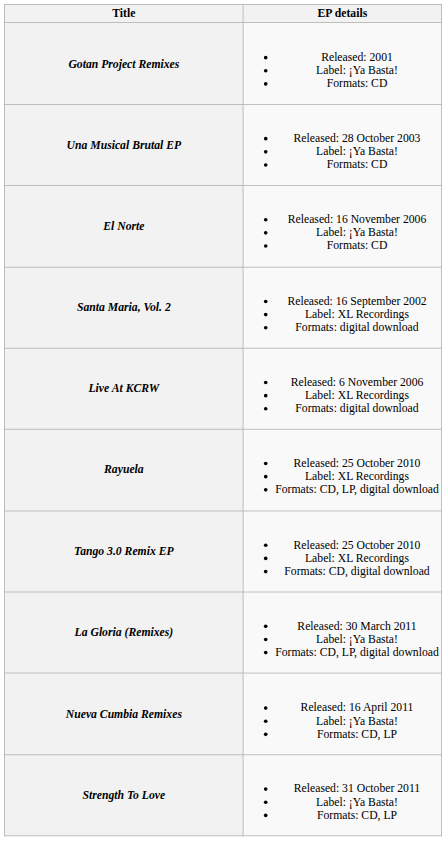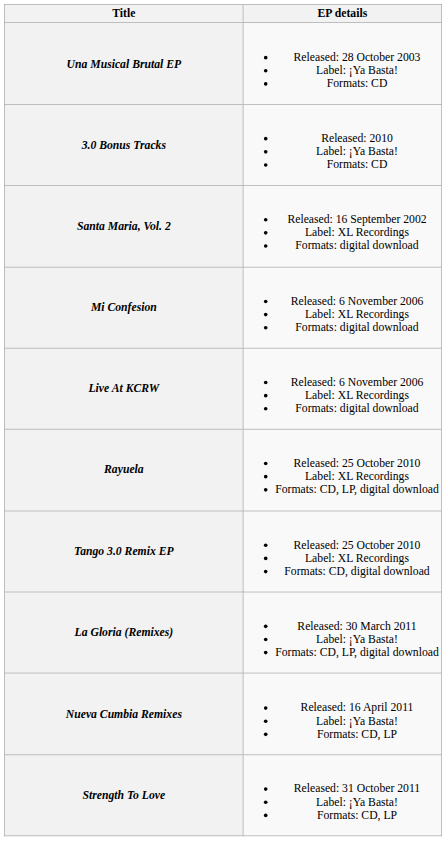- row: (124, 63)
- row: (124, 226)
+ row: (124, 144)
+ row: (124, 307)
